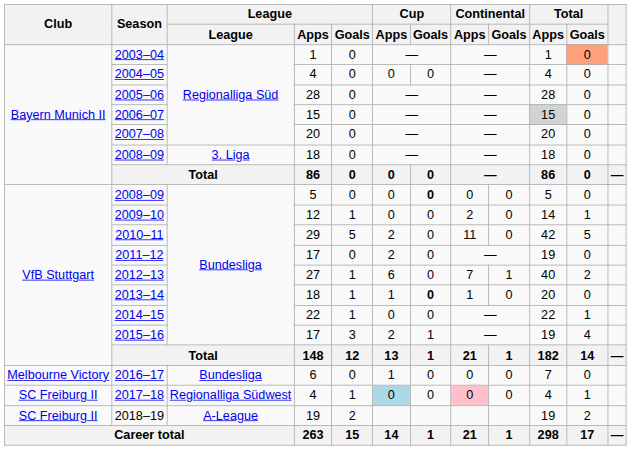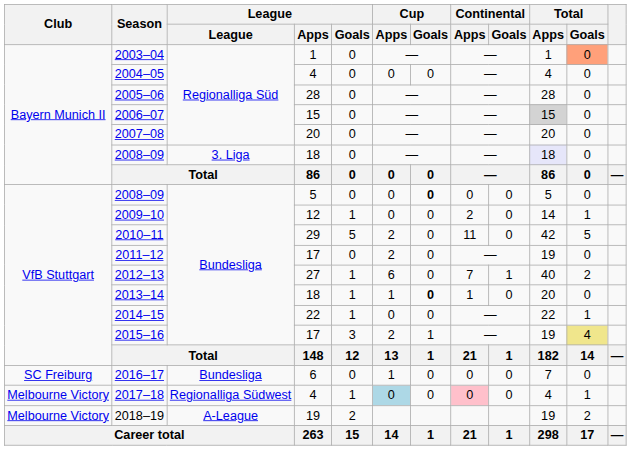(548, 154) no background -> (548, 154) lavender background
(587, 335) no background -> (587, 335) khaki background
(58, 375) Melbourne Victory -> (58, 375) SC Freiburg
(58, 395) SC Freiburg II -> (58, 395) Melbourne Victory
(58, 415) SC Freiburg II -> (58, 415) Melbourne Victory
